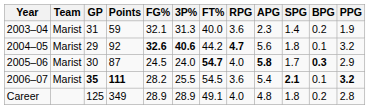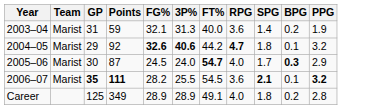- column: (268, 12)
